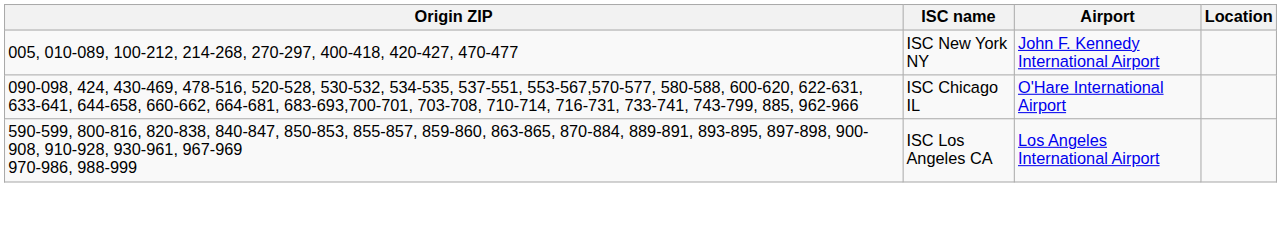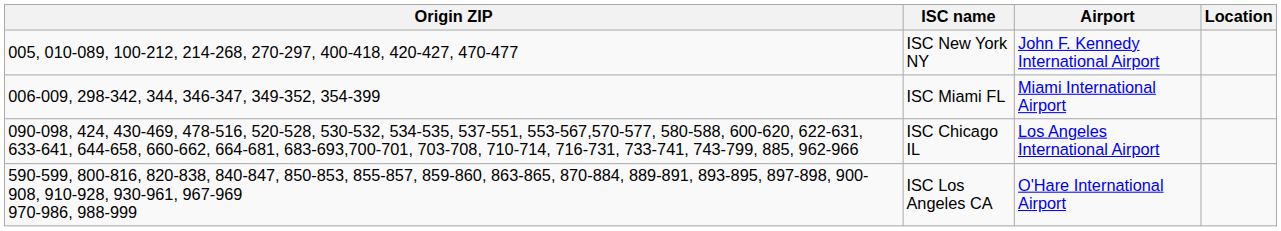+ row: (956, 96)
(1091, 96) O'Hare International Airport -> (1089, 140) Los Angeles International Airport
(1089, 150) Los Angeles International Airport -> (1091, 194) O'Hare International Airport
